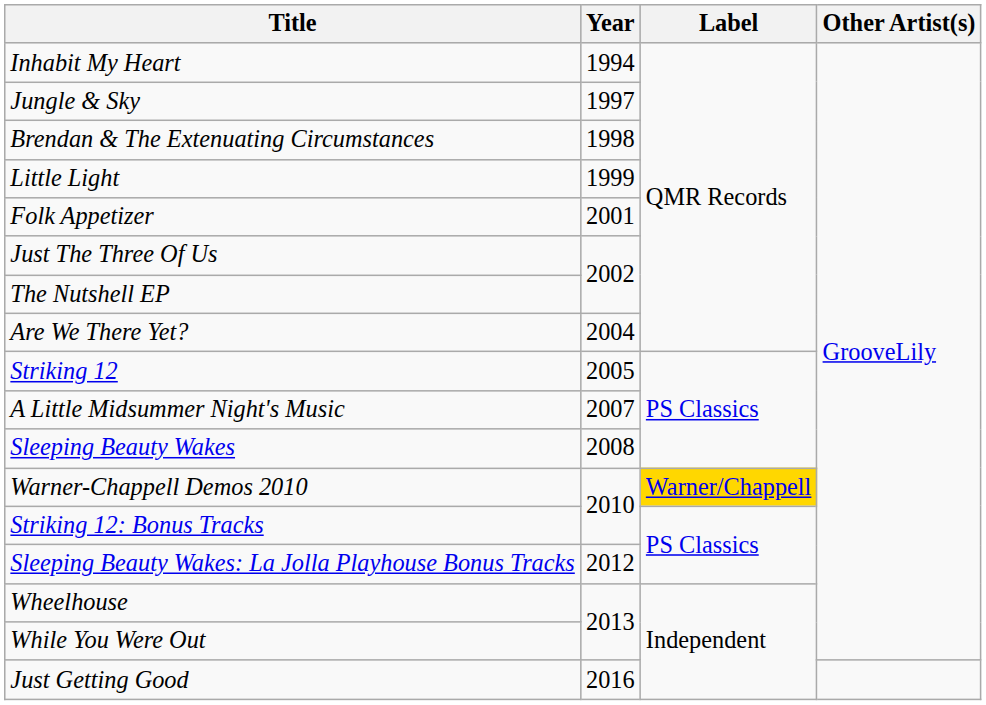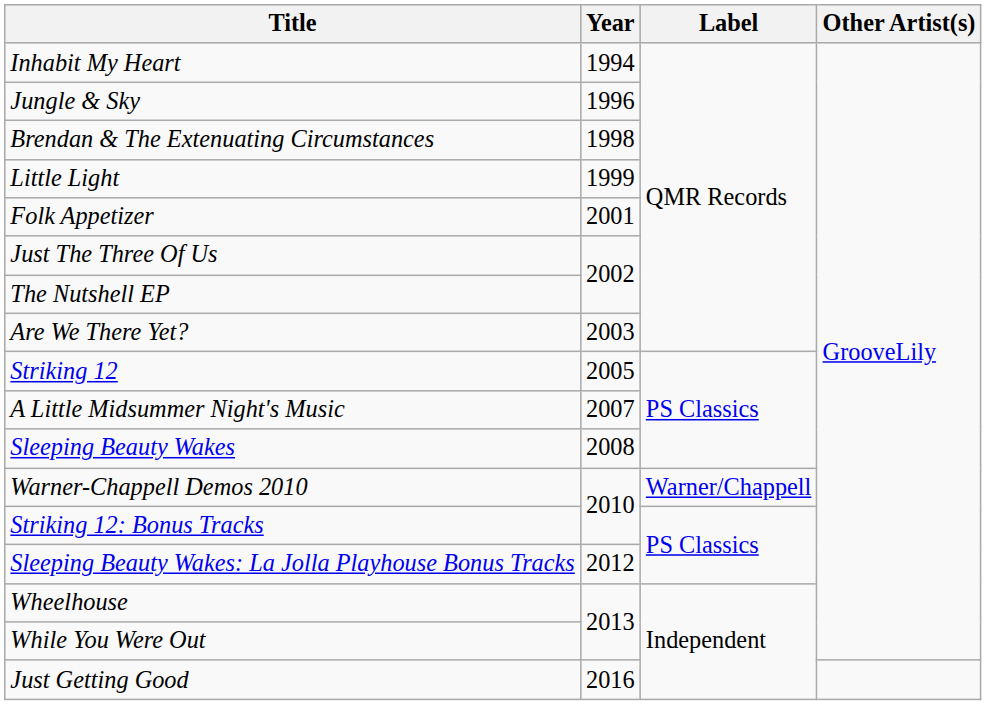(610, 100) 1997 -> (610, 100) 1996
(610, 332) 2004 -> (610, 332) 2003
(729, 486) gold background -> (729, 486) no background
